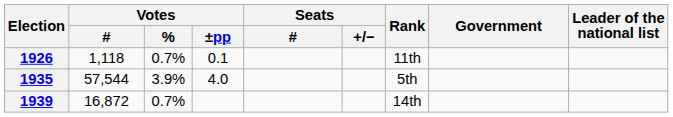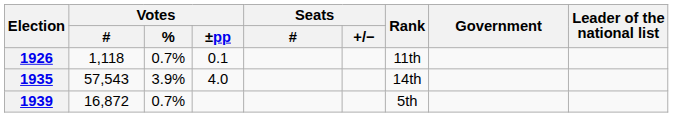(106, 79) 57,544 -> (106, 79) 57,543
(407, 79) 5th -> (407, 79) 14th
(407, 101) 14th -> (407, 101) 5th
